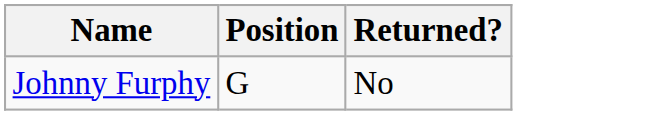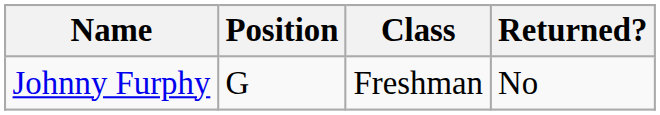+ column: (418, 30)
